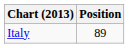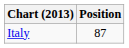(100, 33) 89 -> (100, 33) 87
